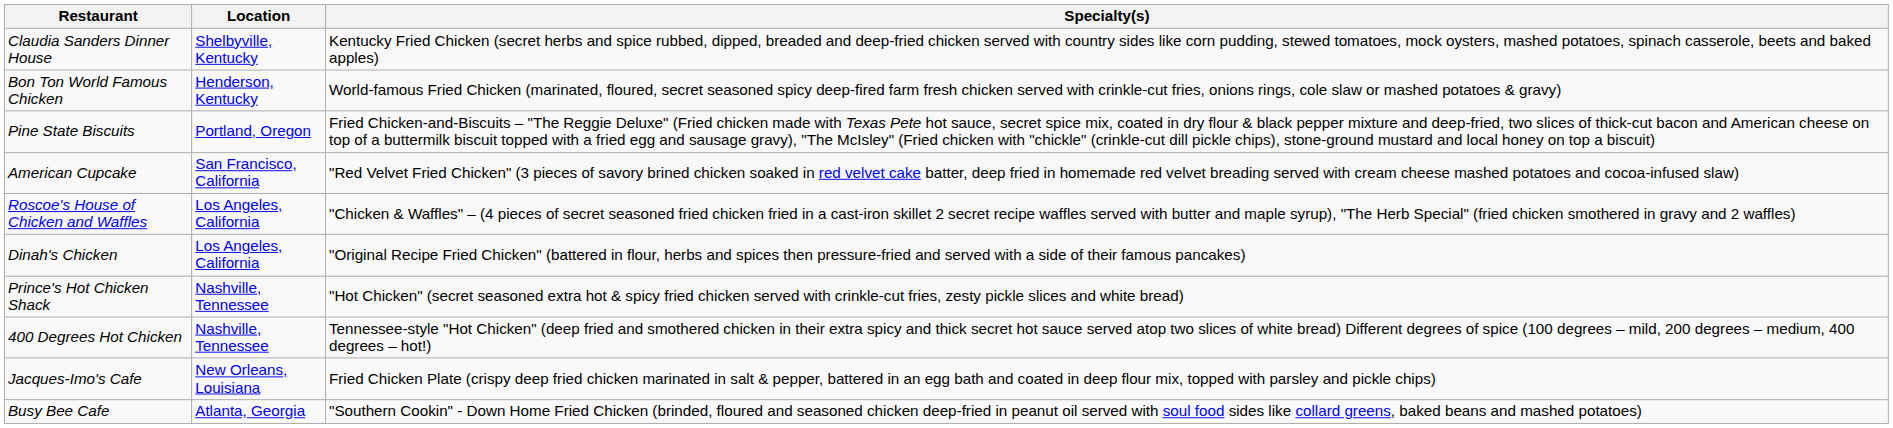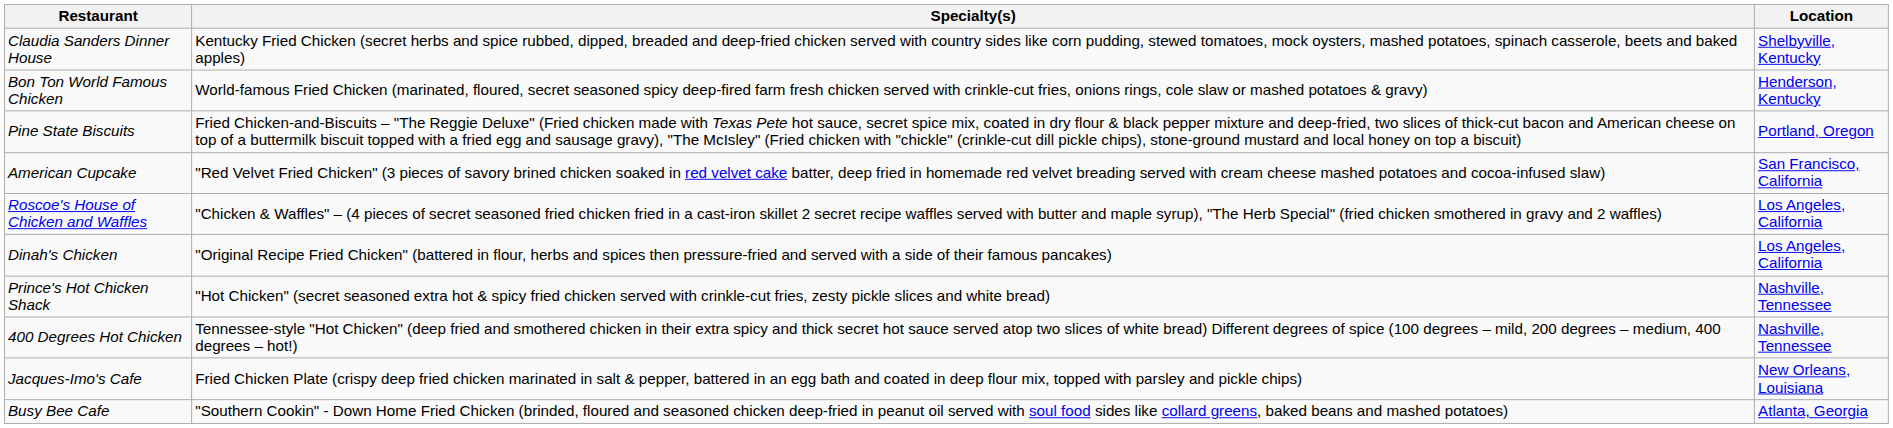columns swapped: (259, 16) <-> (1107, 16)
